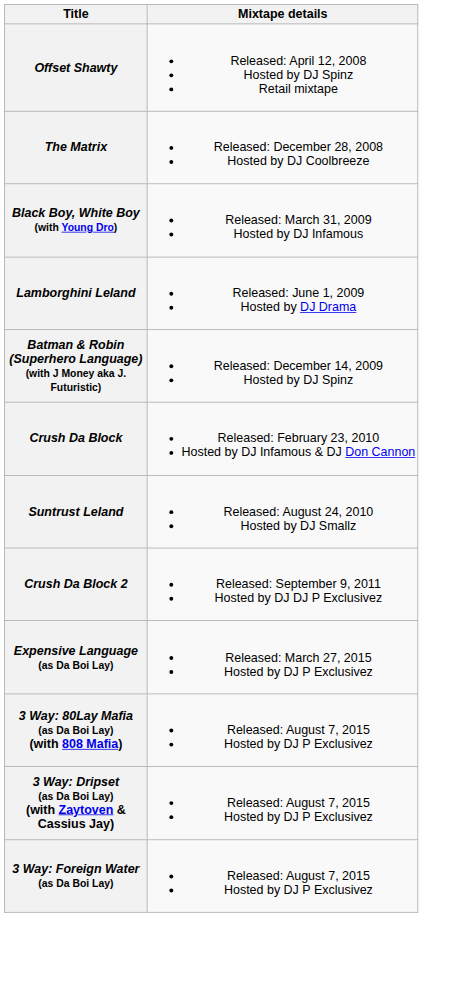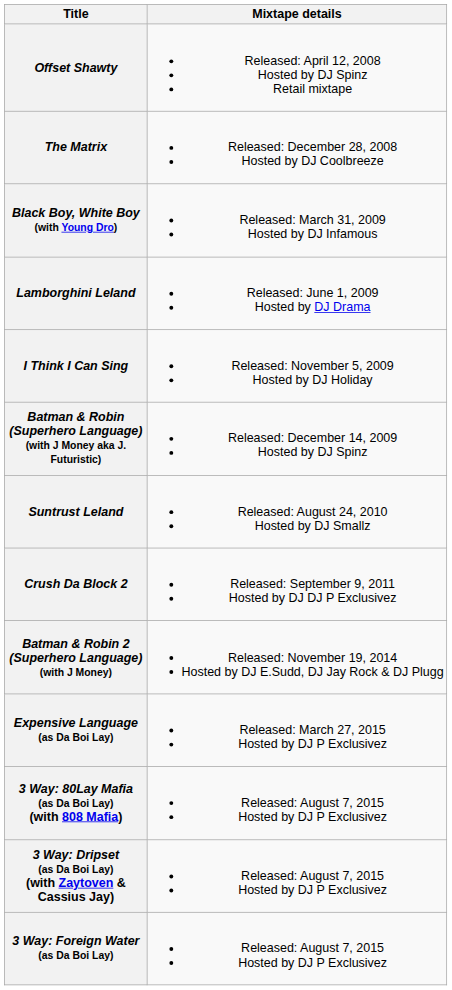+ row: (76, 366)
- row: (76, 438)
+ row: (76, 657)
